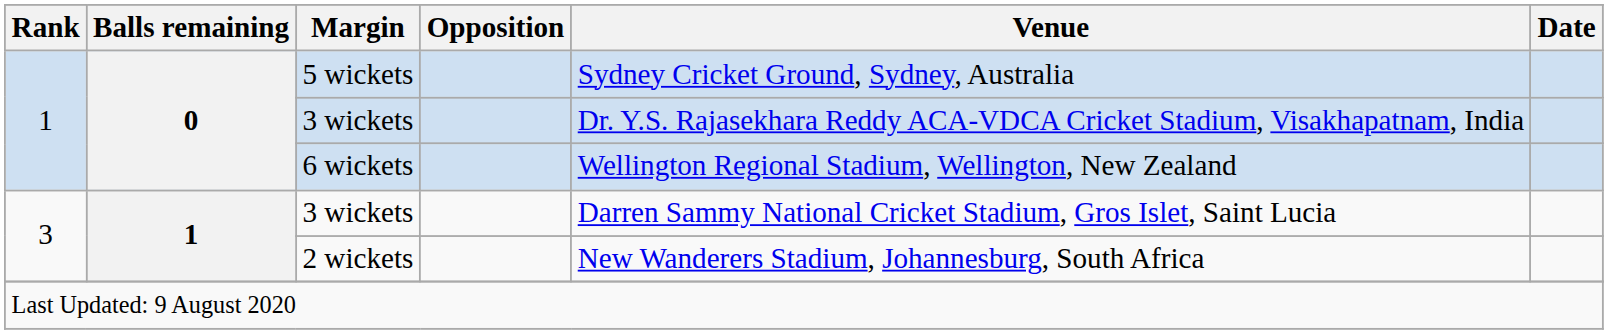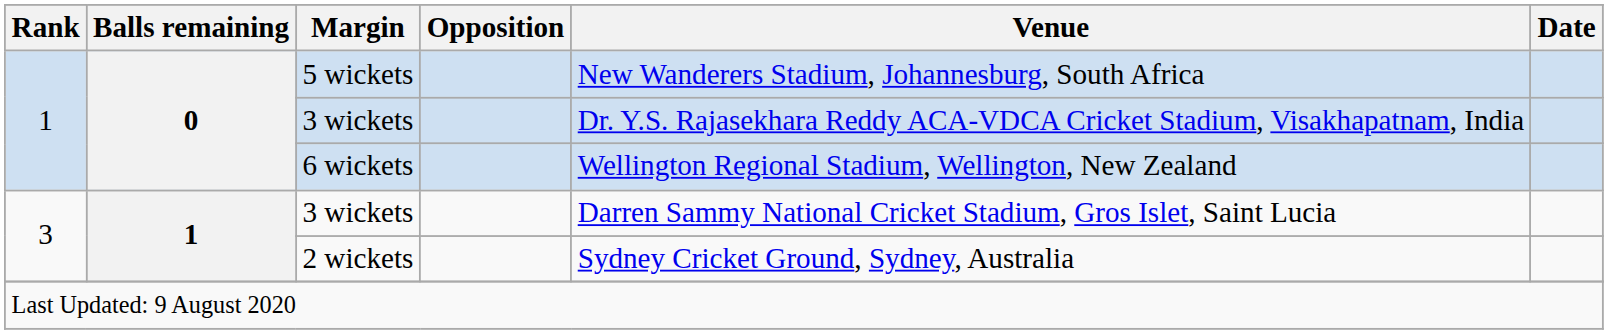(826, 73) Sydney Cricket Ground, Sydney, Australia -> (891, 73) New Wanderers Stadium, Johannesburg, South Africa
(891, 258) New Wanderers Stadium, Johannesburg, South Africa -> (826, 258) Sydney Cricket Ground, Sydney, Australia
